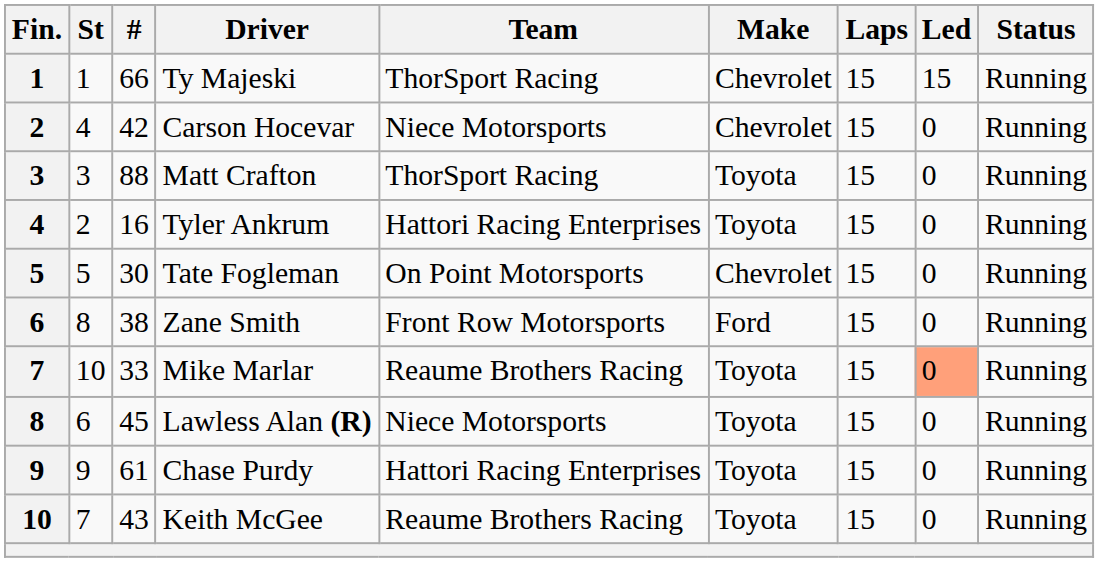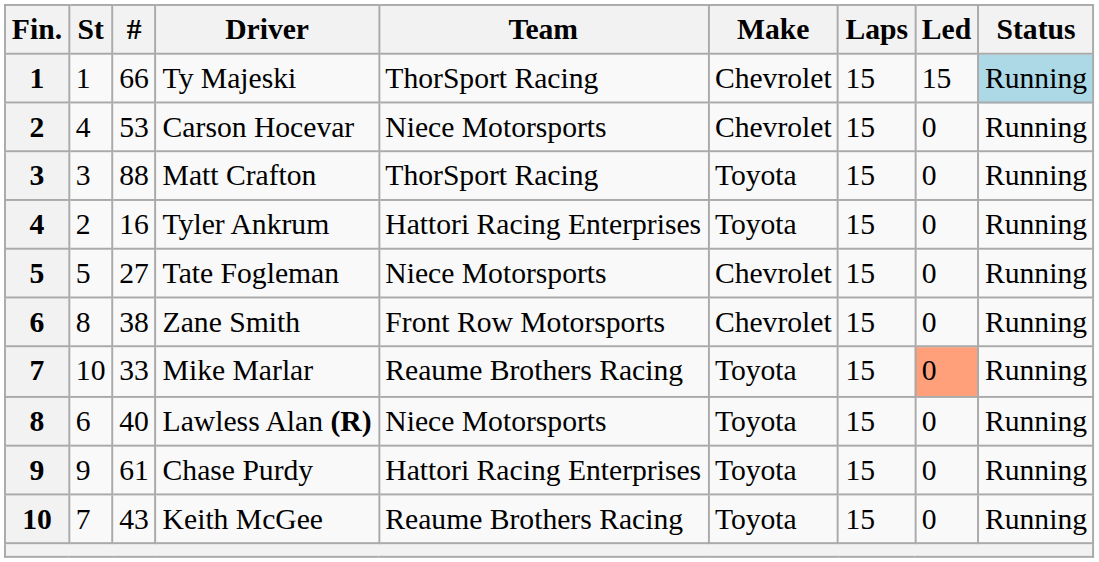(1036, 77) no background -> (1036, 77) lightblue background
(134, 126) 42 -> (134, 126) 53
(134, 273) 30 -> (134, 273) 27
(514, 273) On Point Motorsports -> (496, 273) Niece Motorsports
(743, 322) Ford -> (773, 322) Chevrolet
(134, 420) 45 -> (134, 420) 40
